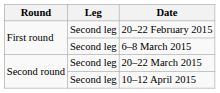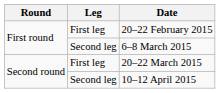(93, 29) Second leg -> (87, 29) First leg
(93, 63) Second leg -> (87, 63) First leg
